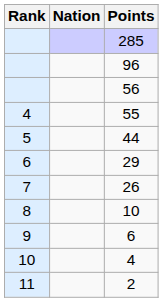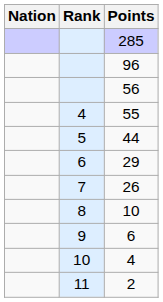columns swapped: (27, 16) <-> (77, 16)
